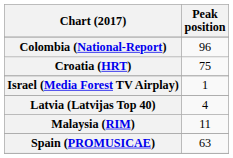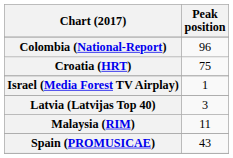(205, 104) 4 -> (205, 104) 3
(205, 143) 63 -> (205, 143) 43
